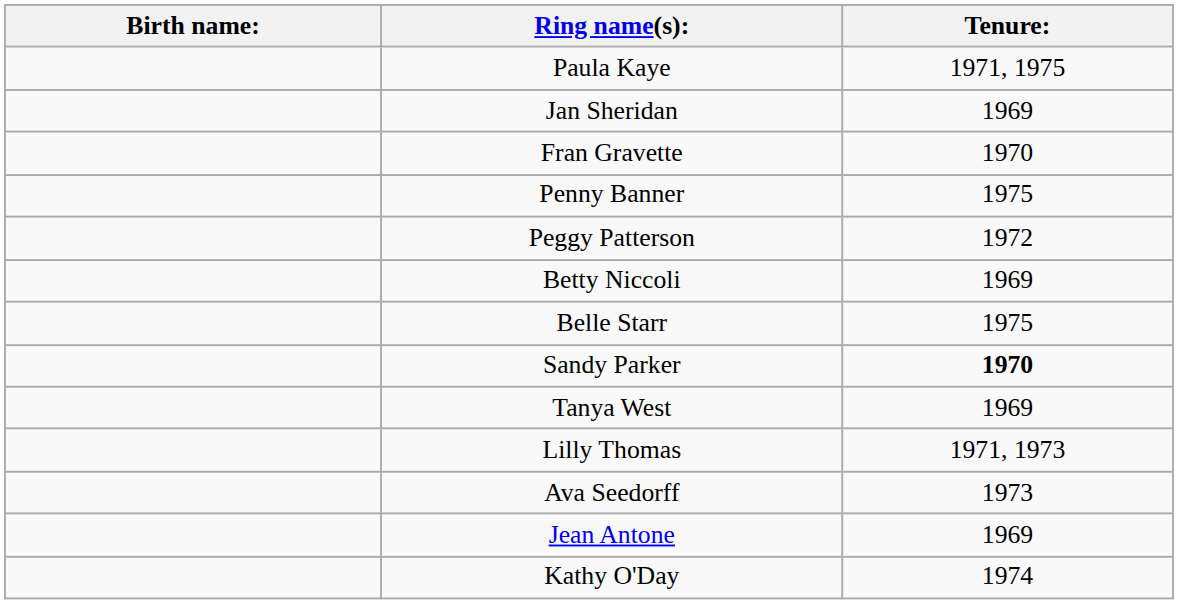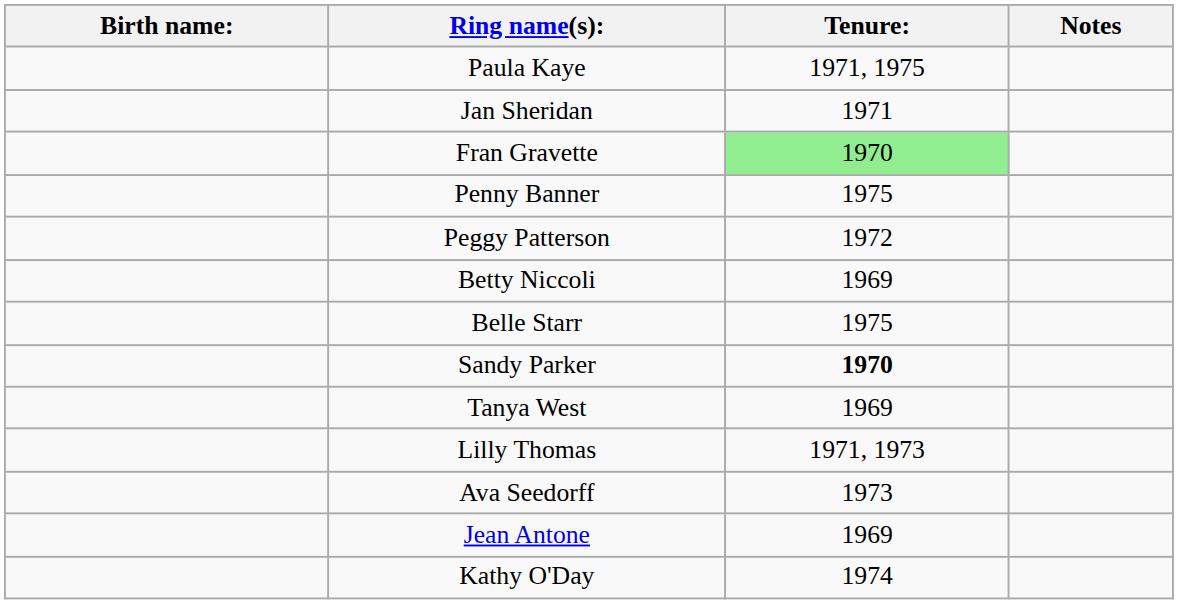+ column: (1091, 25)
(1007, 110) 1969 -> (867, 110) 1971
(1007, 152) no background -> (867, 152) lightgreen background
